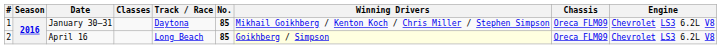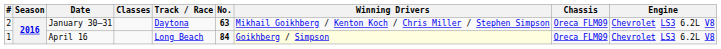(9, 24) 1 -> (9, 24) 2
(225, 24) 85 -> (225, 24) 63
(9, 38) 2 -> (9, 38) 1
(225, 38) 85 -> (225, 38) 84
